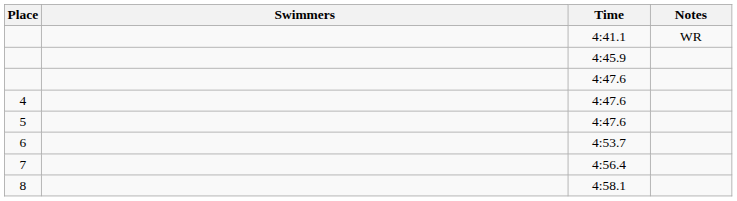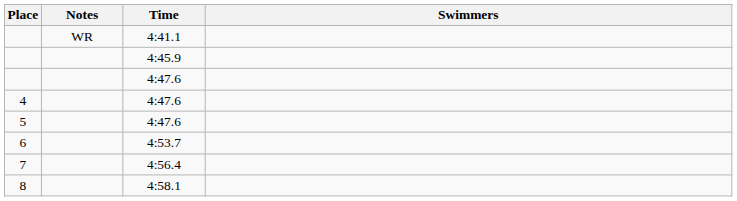columns swapped: (305, 15) <-> (691, 15)
